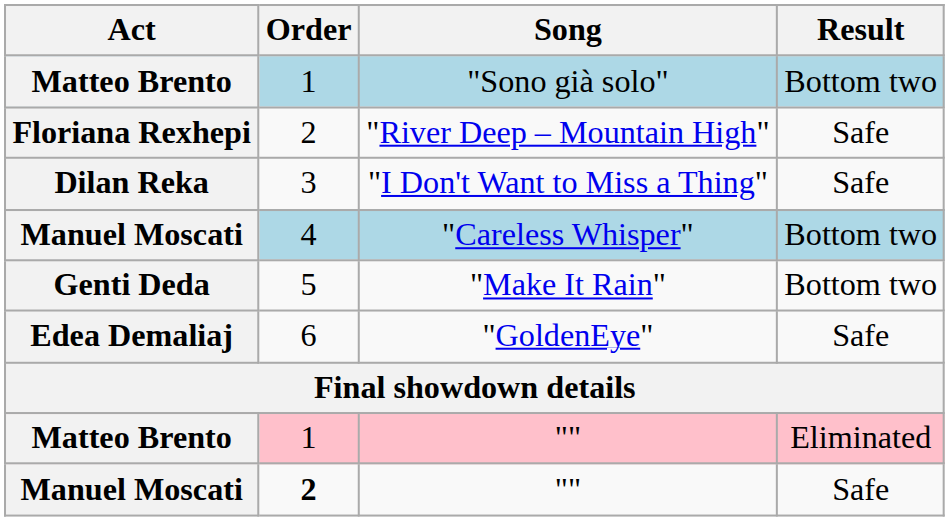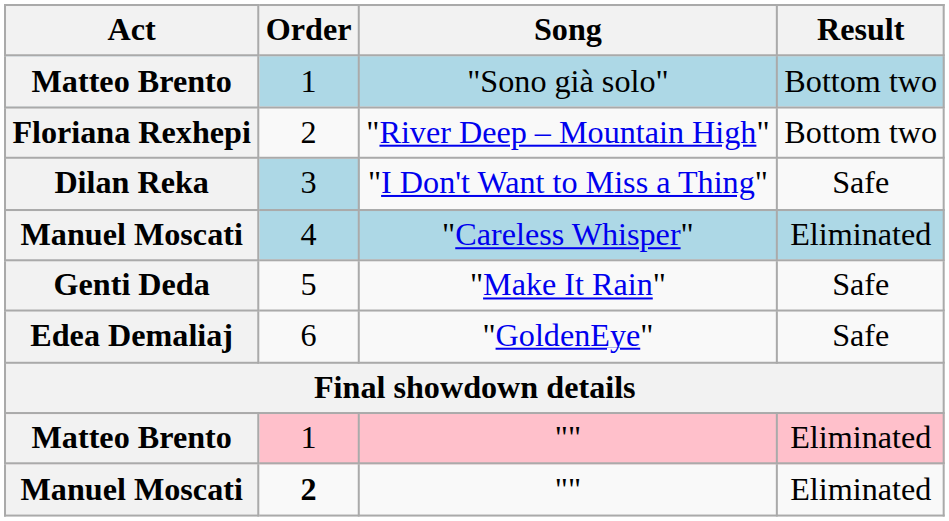(861, 132) Safe -> (861, 132) Bottom two
(309, 183) no background -> (309, 183) lightblue background
(861, 234) Bottom two -> (861, 234) Eliminated
(861, 285) Bottom two -> (861, 285) Safe
(861, 489) Safe -> (861, 489) Eliminated
